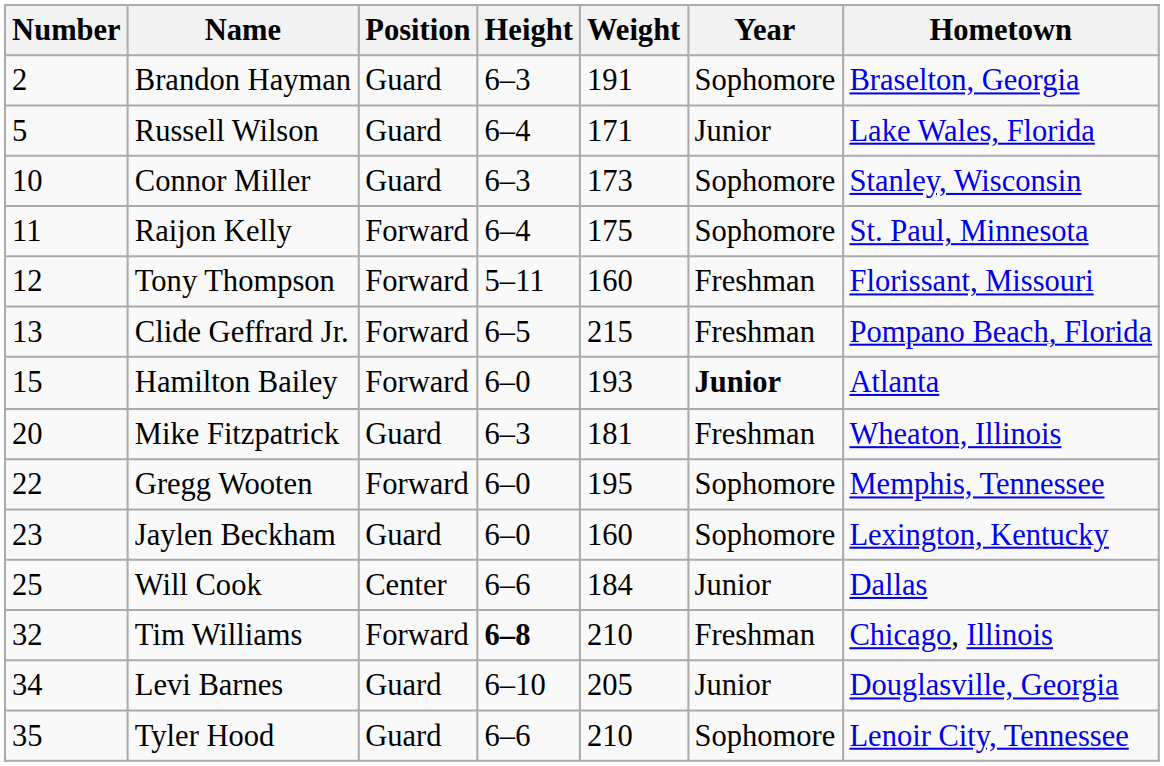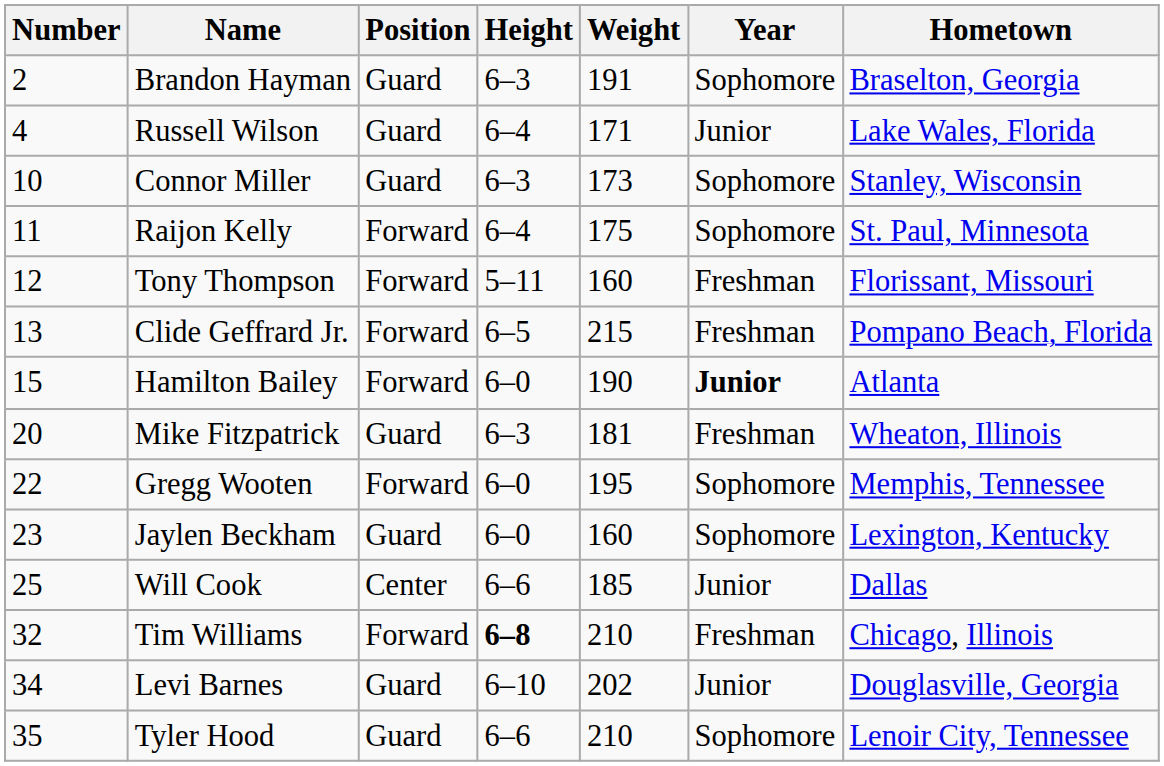(20, 130) 5 -> (20, 130) 4
(610, 382) 193 -> (610, 382) 190
(610, 584) 184 -> (610, 584) 185
(610, 684) 205 -> (610, 684) 202
